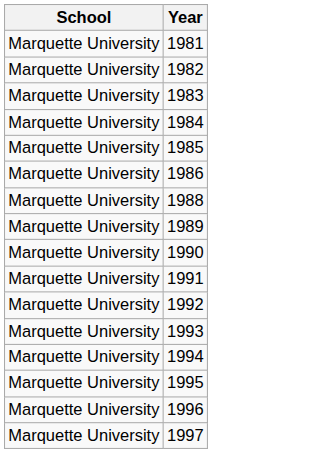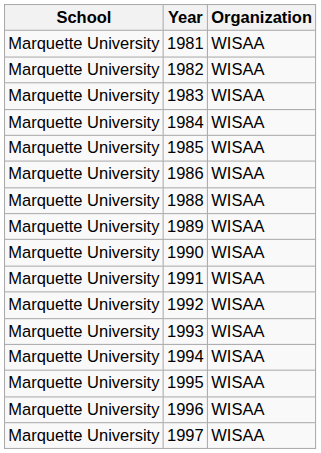+ column: (262, 17)
